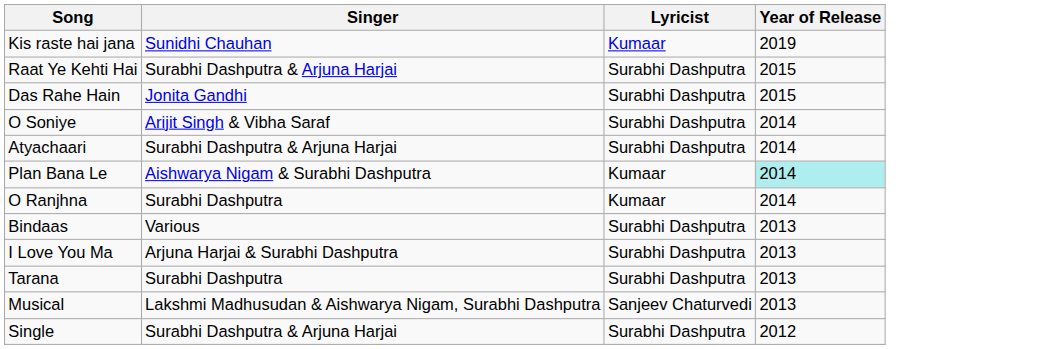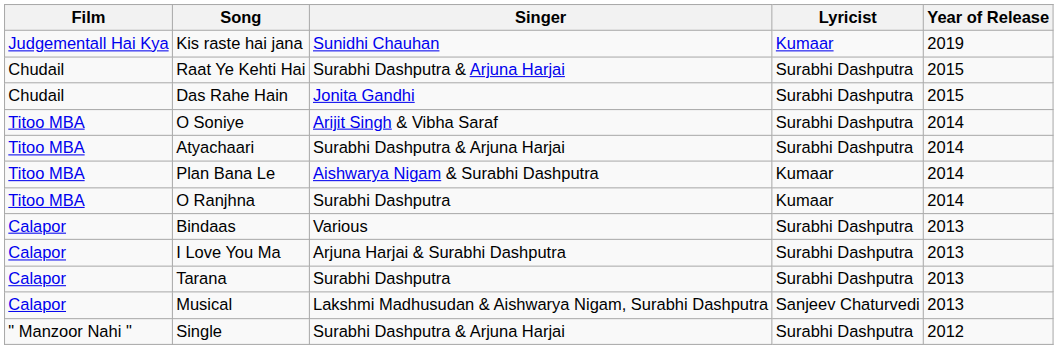+ column: (88, 17)
(778, 174) paleturquoise background -> (946, 174) no background
